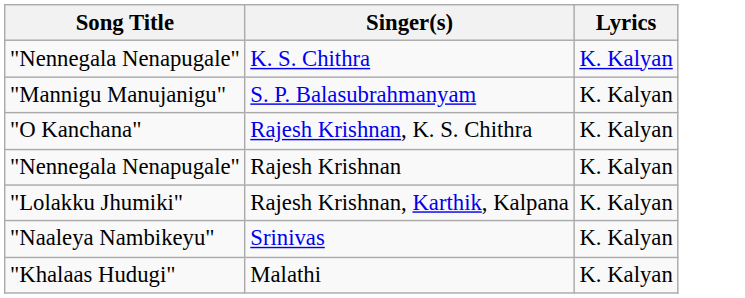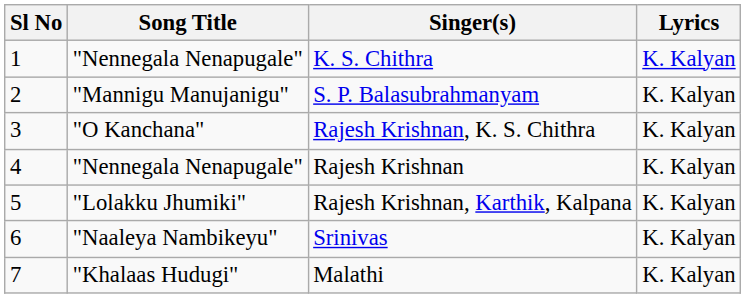+ column: (36, 22)
